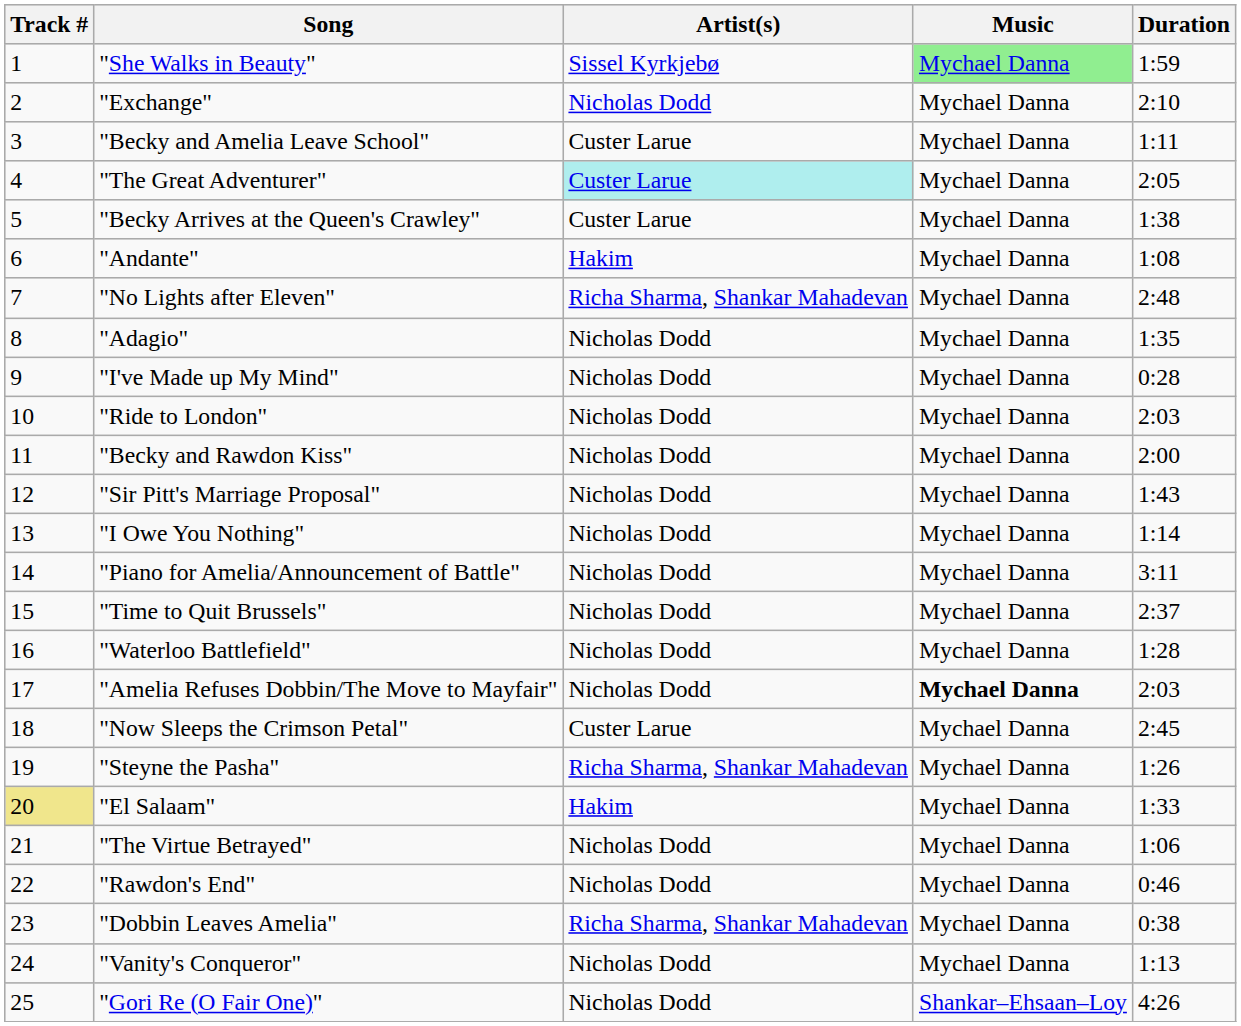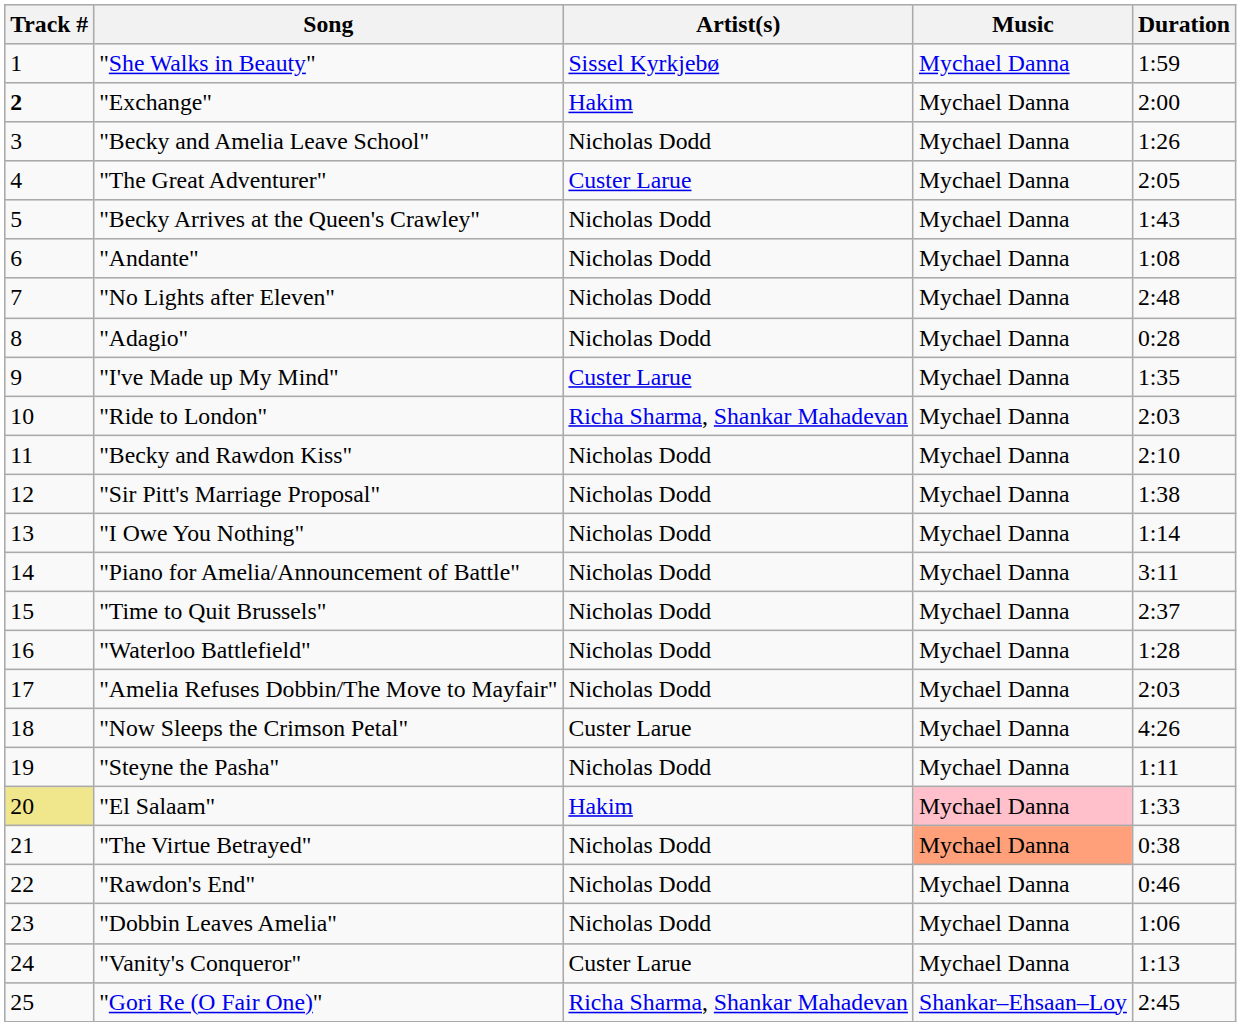(994, 63) lightgreen background -> (994, 63) no background
(16, 102) normal -> (16, 102) bold
(640, 102) Nicholas Dodd -> (601, 102) Hakim
(1159, 102) 2:10 -> (1159, 102) 2:00
(630, 141) Custer Larue -> (640, 141) Nicholas Dodd
(1159, 141) 1:11 -> (1159, 141) 1:26
(630, 180) paleturquoise background -> (630, 180) no background
(630, 219) Custer Larue -> (640, 219) Nicholas Dodd
(1159, 219) 1:38 -> (1159, 219) 1:43
(601, 258) Hakim -> (640, 258) Nicholas Dodd
(738, 297) Richa Sharma, Shankar Mahadevan -> (640, 297) Nicholas Dodd
(1159, 337) 1:35 -> (1159, 337) 0:28
(640, 376) Nicholas Dodd -> (630, 376) Custer Larue
(1159, 376) 0:28 -> (1159, 376) 1:35
(640, 415) Nicholas Dodd -> (738, 415) Richa Sharma, Shankar Mahadevan
(1159, 454) 2:00 -> (1159, 454) 2:10
(1159, 493) 1:43 -> (1159, 493) 1:38
(999, 688) bold -> (994, 688) normal
(1159, 727) 2:45 -> (1159, 727) 4:26
(738, 767) Richa Sharma, Shankar Mahadevan -> (640, 767) Nicholas Dodd
(1159, 767) 1:26 -> (1159, 767) 1:11
(994, 806) no background -> (994, 806) pink background
(994, 845) no background -> (994, 845) lightsalmon background
(1159, 845) 1:06 -> (1159, 845) 0:38
(738, 923) Richa Sharma, Shankar Mahadevan -> (640, 923) Nicholas Dodd
(1159, 923) 0:38 -> (1159, 923) 1:06
(640, 962) Nicholas Dodd -> (630, 962) Custer Larue
(640, 1001) Nicholas Dodd -> (738, 1001) Richa Sharma, Shankar Mahadevan
(1159, 1001) 4:26 -> (1159, 1001) 2:45
